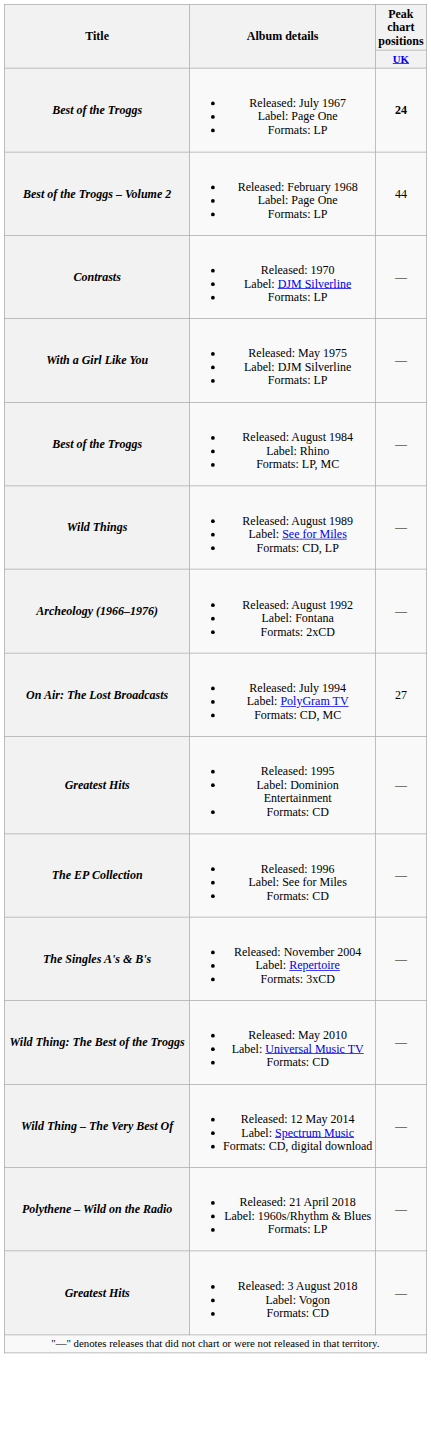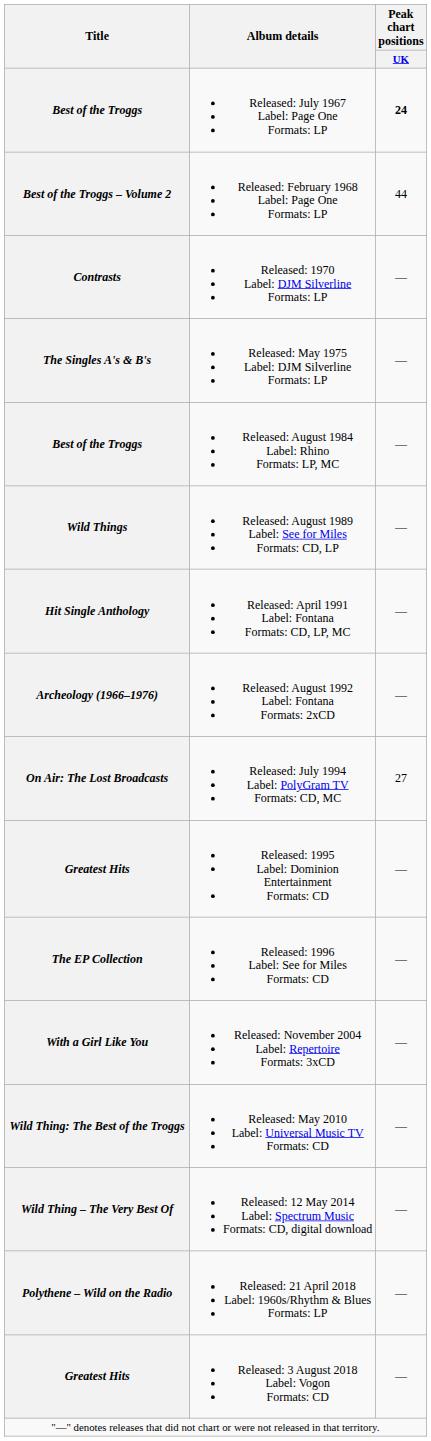(97, 360) With a Girl Like You -> (97, 360) The Singles A's & B's
+ row: (283, 618)
(97, 958) The Singles A's & B's -> (97, 1042) With a Girl Like You
